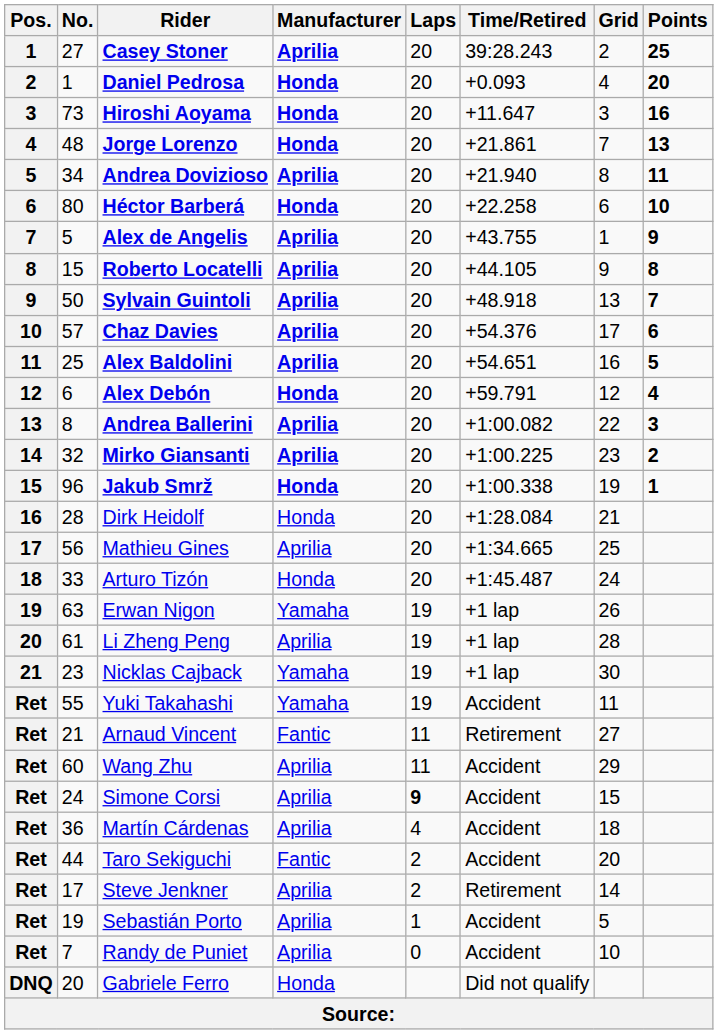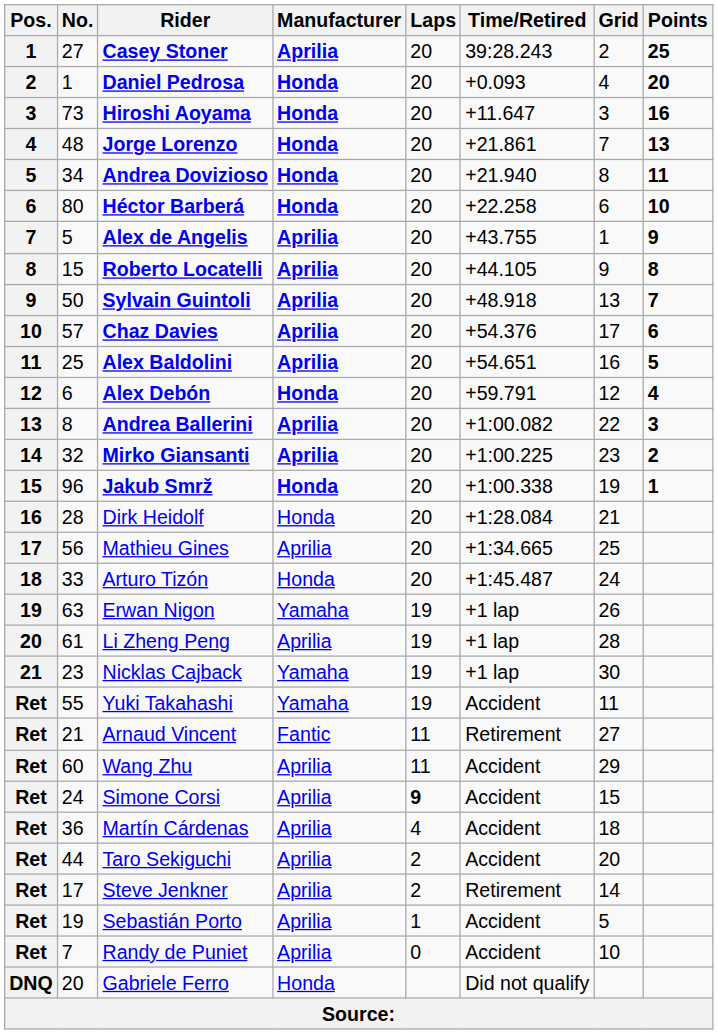(308, 176) Aprilia -> (308, 176) Honda
(304, 858) Fantic -> (304, 858) Aprilia
